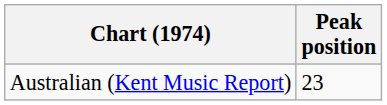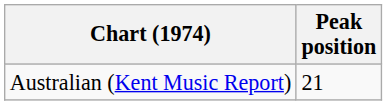(312, 81) 23 -> (312, 81) 21
